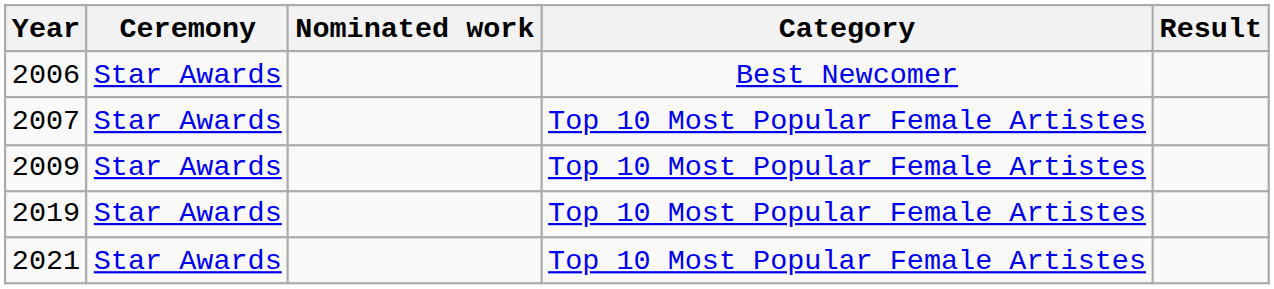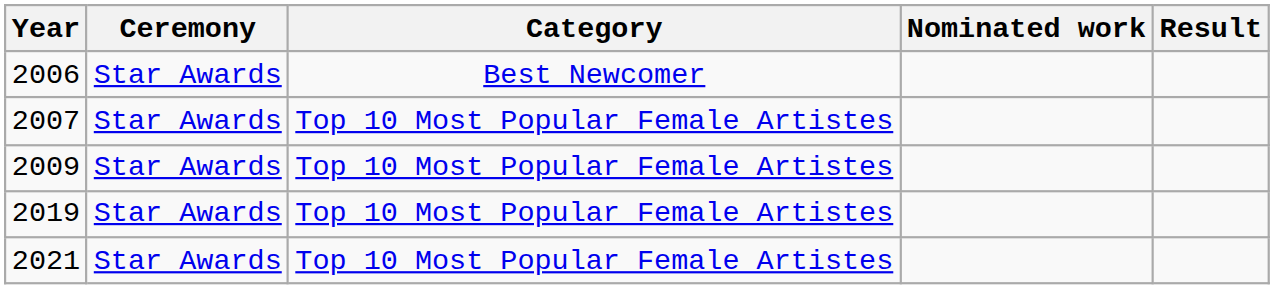columns swapped: (847, 28) <-> (415, 28)
